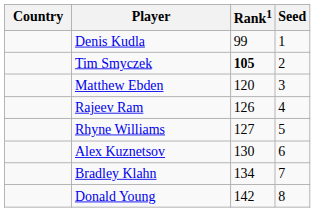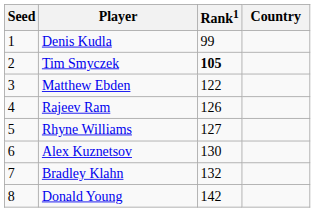columns swapped: (38, 17) <-> (292, 17)
(244, 85) 120 -> (211, 85) 122
(244, 173) 134 -> (211, 173) 132
